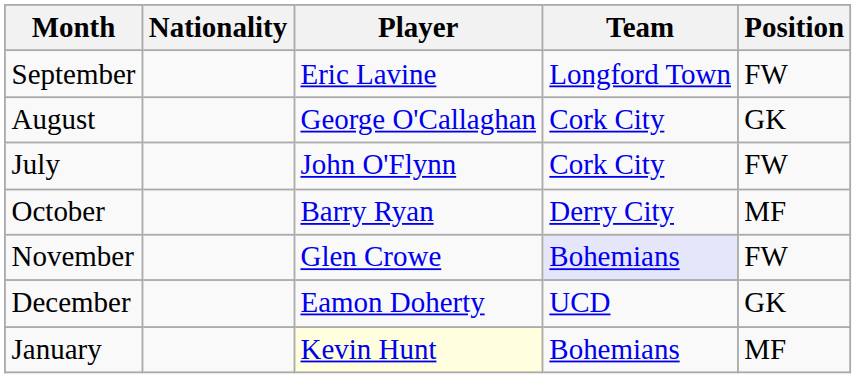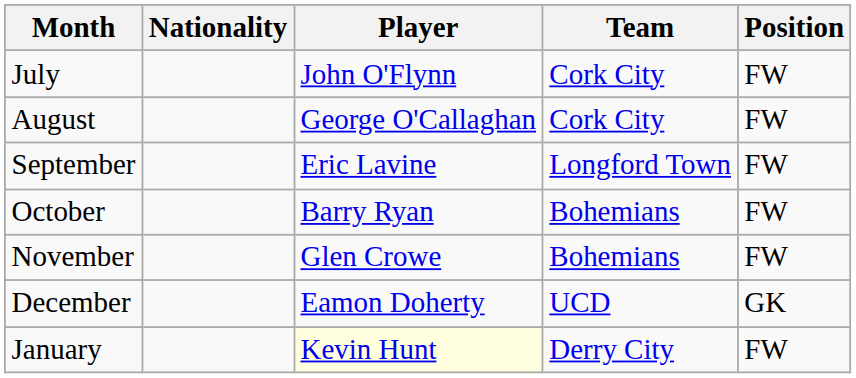rows swapped: (36, 165) <-> (74, 73)
(765, 119) GK -> (766, 119) FW
(612, 211) Derry City -> (615, 211) Bohemians
(765, 211) MF -> (766, 211) FW
(615, 257) lavender background -> (615, 257) no background
(615, 348) Bohemians -> (612, 348) Derry City
(765, 348) MF -> (766, 348) FW
